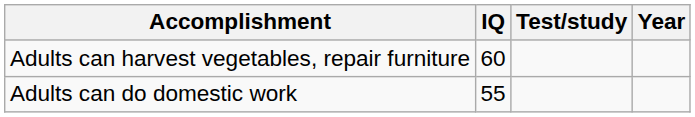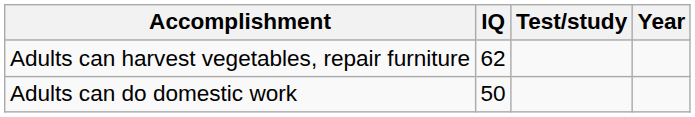(493, 58) 60 -> (493, 58) 62
(493, 93) 55 -> (493, 93) 50
